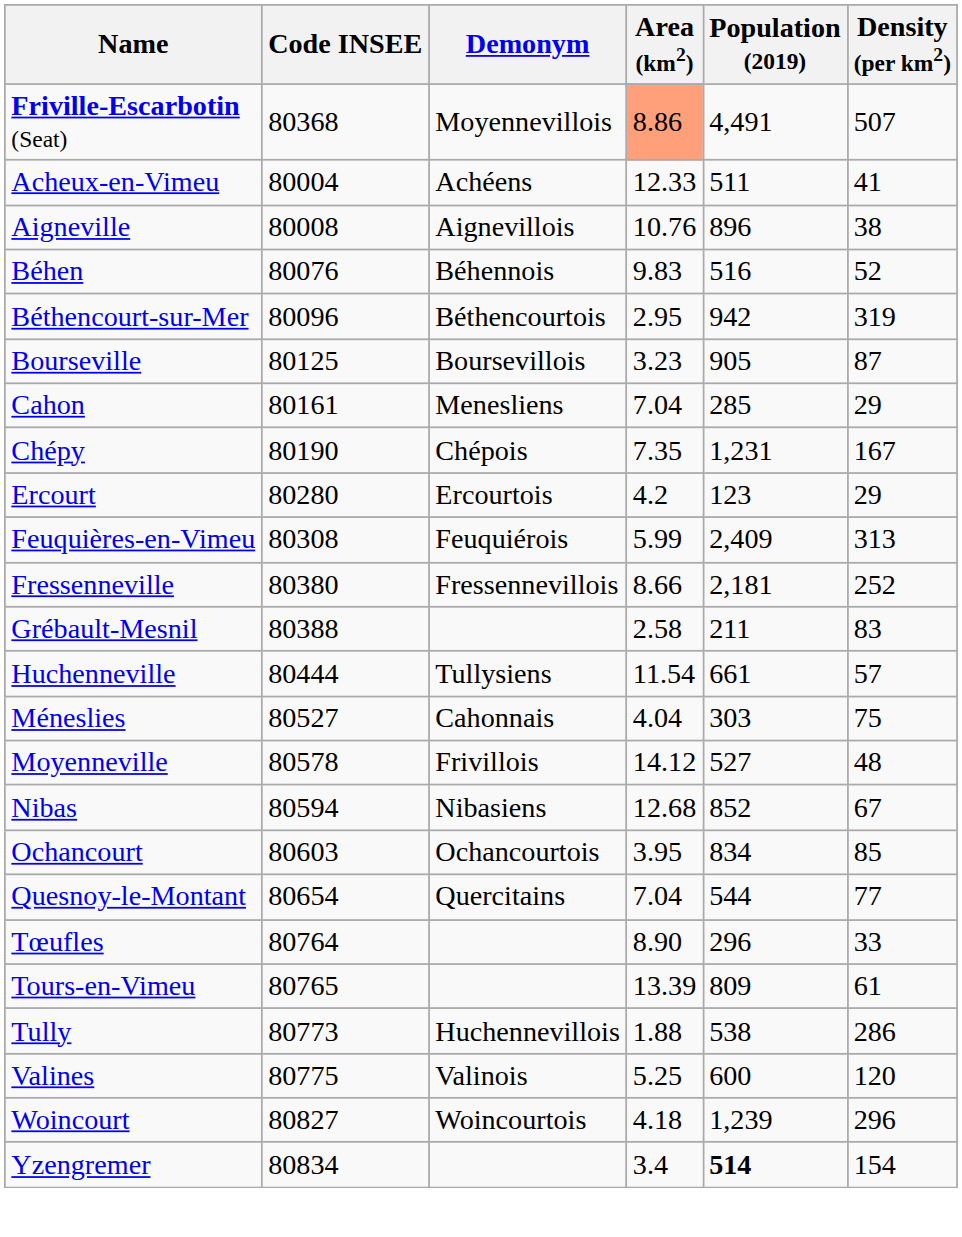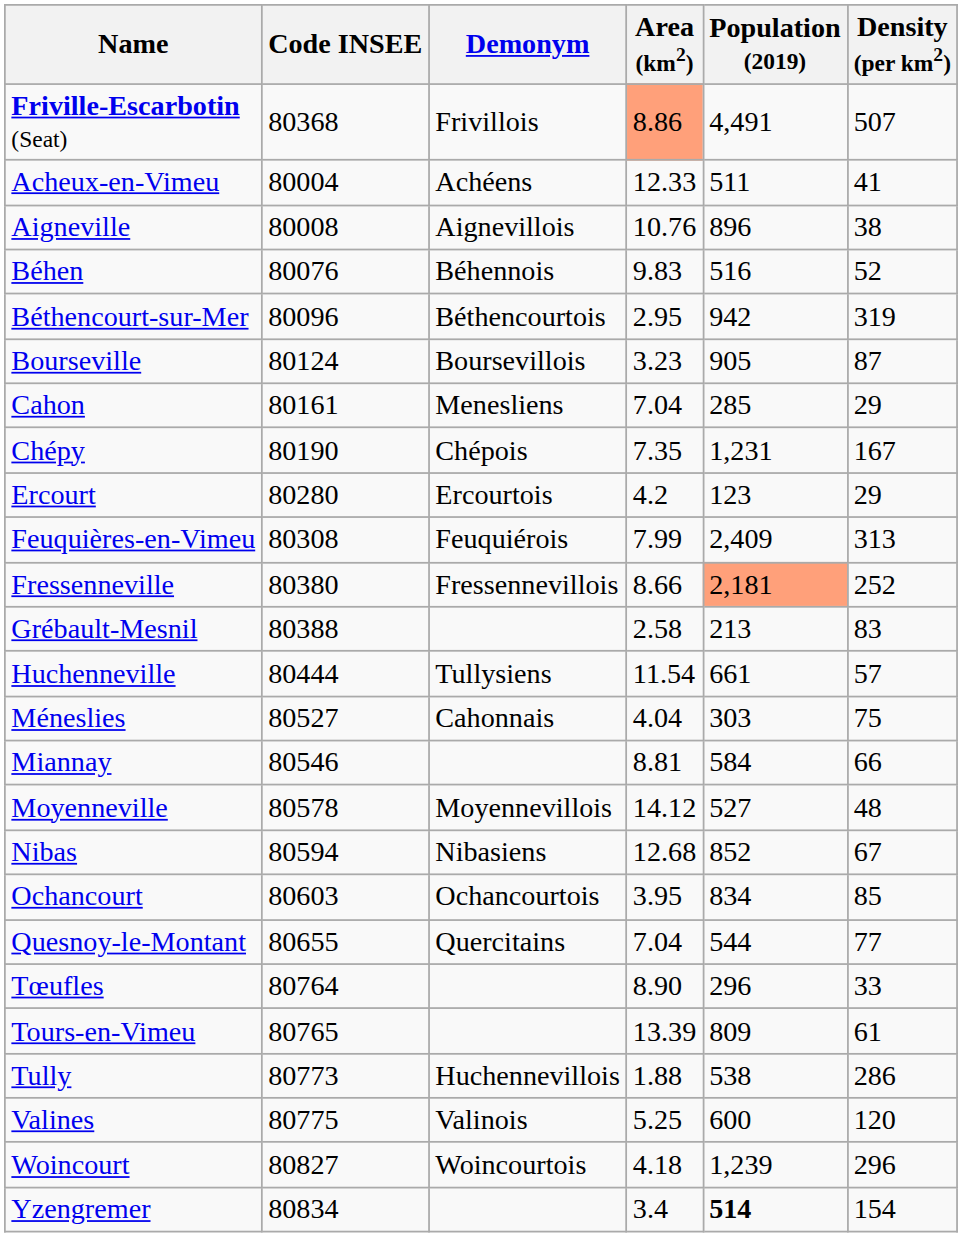(524, 121) Moyennevillois -> (487, 121) Frivillois
(303, 360) 80125 -> (303, 360) 80124
(658, 539) 5.99 -> (658, 539) 7.99
(748, 583) no background -> (748, 583) lightsalmon background
(737, 628) 211 -> (737, 628) 213
+ row: (61, 762)
(487, 762) Frivillois -> (524, 807) Moyennevillois
(303, 896) 80654 -> (303, 941) 80655
